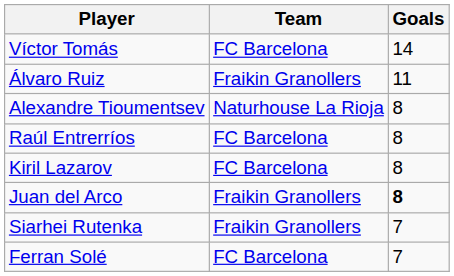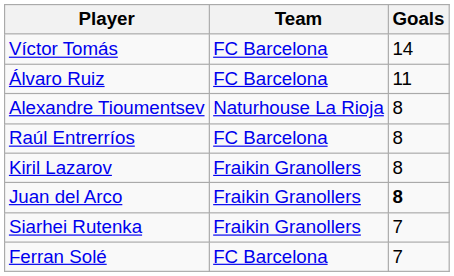(287, 78) Fraikin Granollers -> (270, 78) FC Barcelona
(270, 167) FC Barcelona -> (287, 167) Fraikin Granollers
